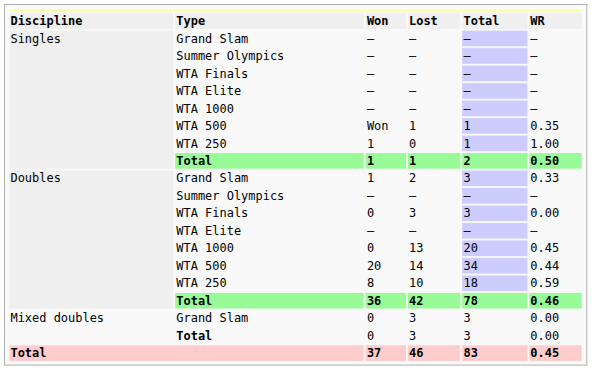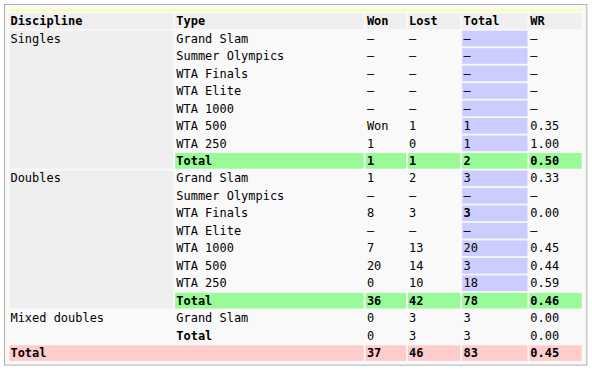(370, 213) 0 -> (370, 213) 8
(467, 213) normal -> (467, 213) bold
(370, 248) 0 -> (370, 248) 7
(471, 265) 34 -> (467, 265) 3
(370, 283) 8 -> (370, 283) 0
